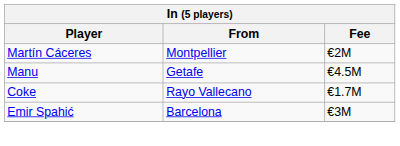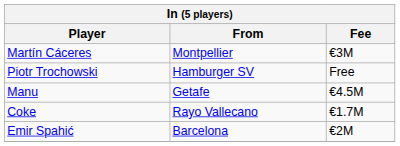(339, 53) €2M -> (341, 53) €3M
+ row: (52, 72)
(339, 111) €3M -> (341, 131) €2M
